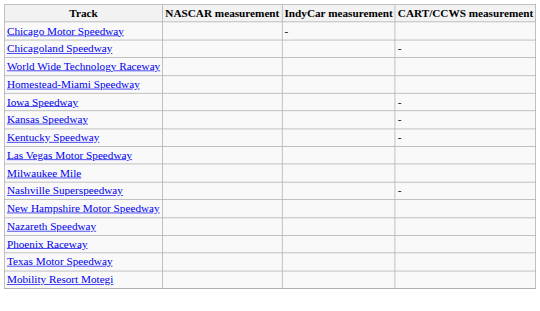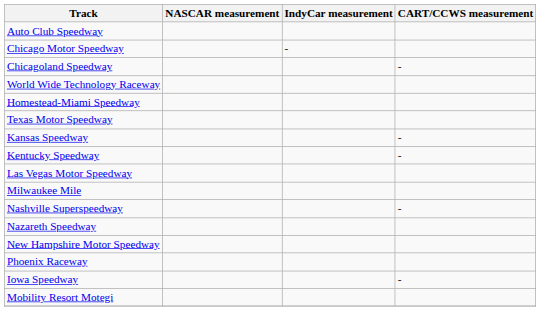+ row: (55, 31)
rows swapped: (43, 102) <-> (60, 262)
rows swapped: (52, 226) <-> (83, 208)
